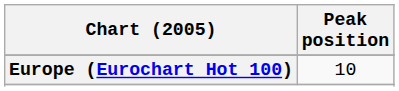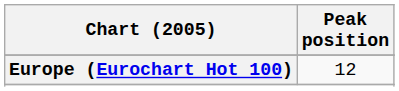(345, 70) 10 -> (345, 70) 12
